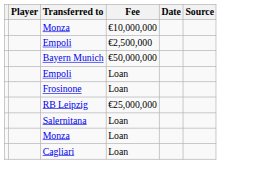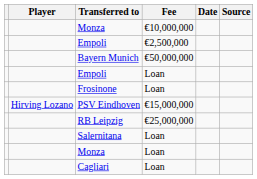+ row: (109, 105)
